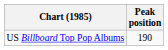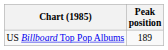(145, 38) 190 -> (145, 38) 189
